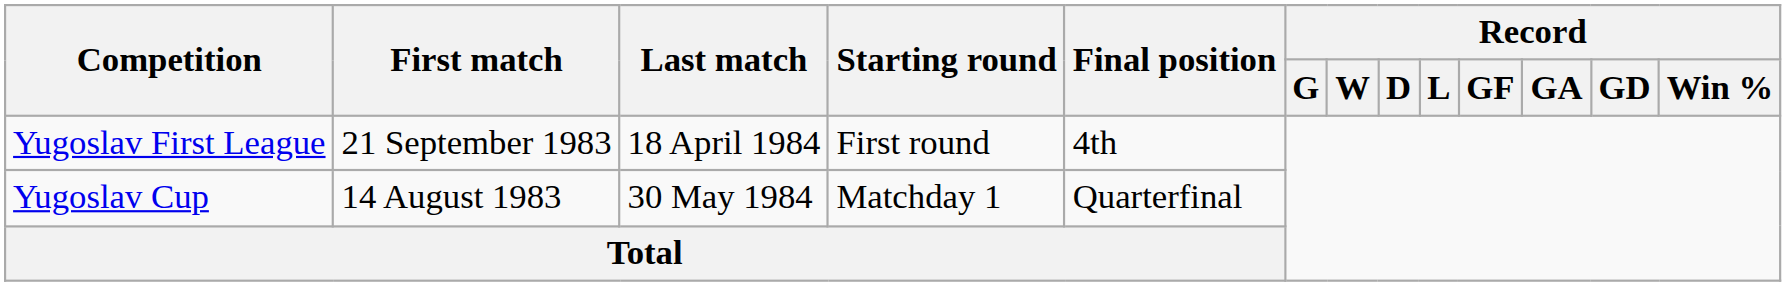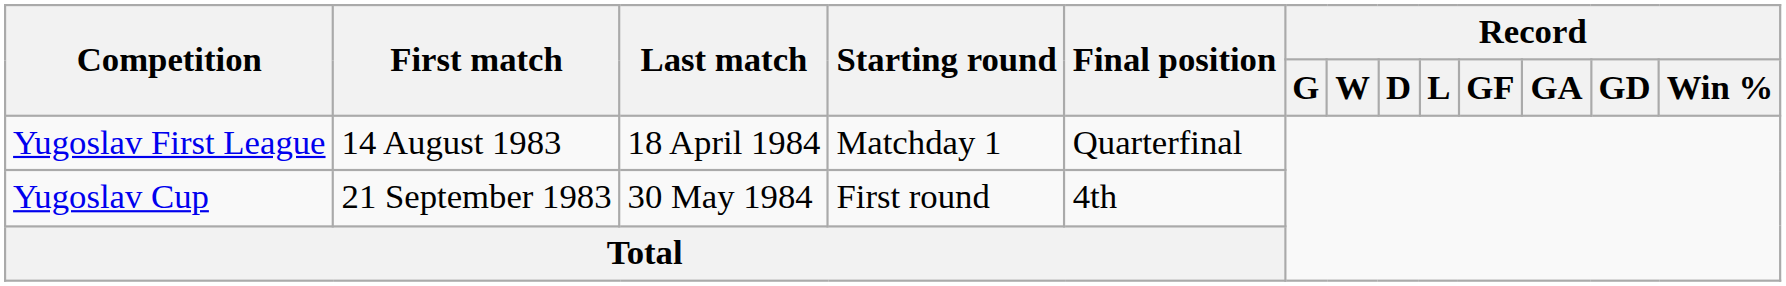(477, 142) 21 September 1983 -> (451, 142) 14 August 1983
(913, 142) First round -> (919, 142) Matchday 1
(1095, 142) 4th -> (1158, 142) Quarterfinal
(451, 197) 14 August 1983 -> (477, 197) 21 September 1983
(919, 197) Matchday 1 -> (913, 197) First round
(1158, 197) Quarterfinal -> (1095, 197) 4th
